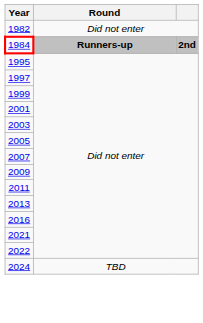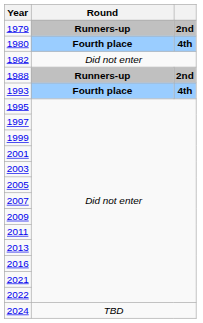+ row: (18, 28)
+ row: (18, 44)
- row: (19, 45)
+ row: (18, 75)
+ row: (18, 91)
